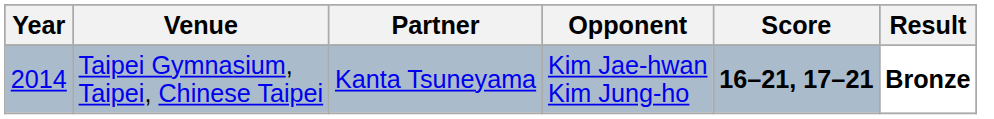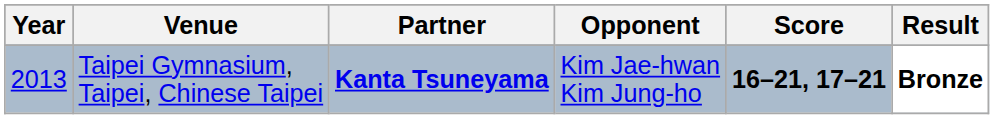(39, 79) 2014 -> (39, 79) 2013
(436, 79) normal -> (442, 79) bold
